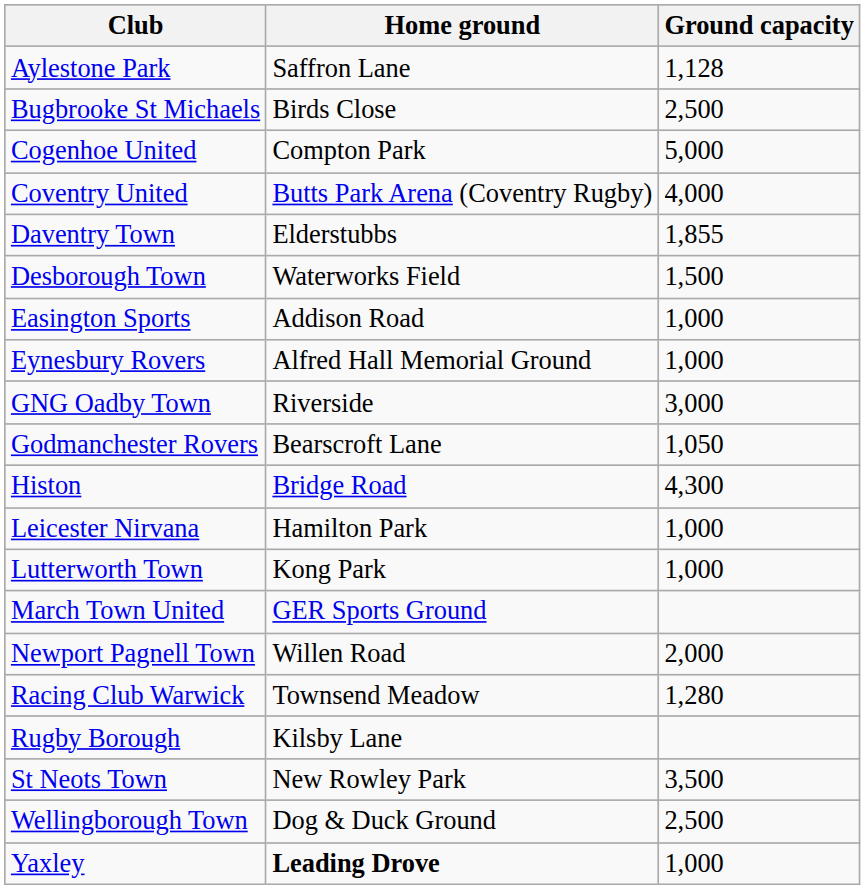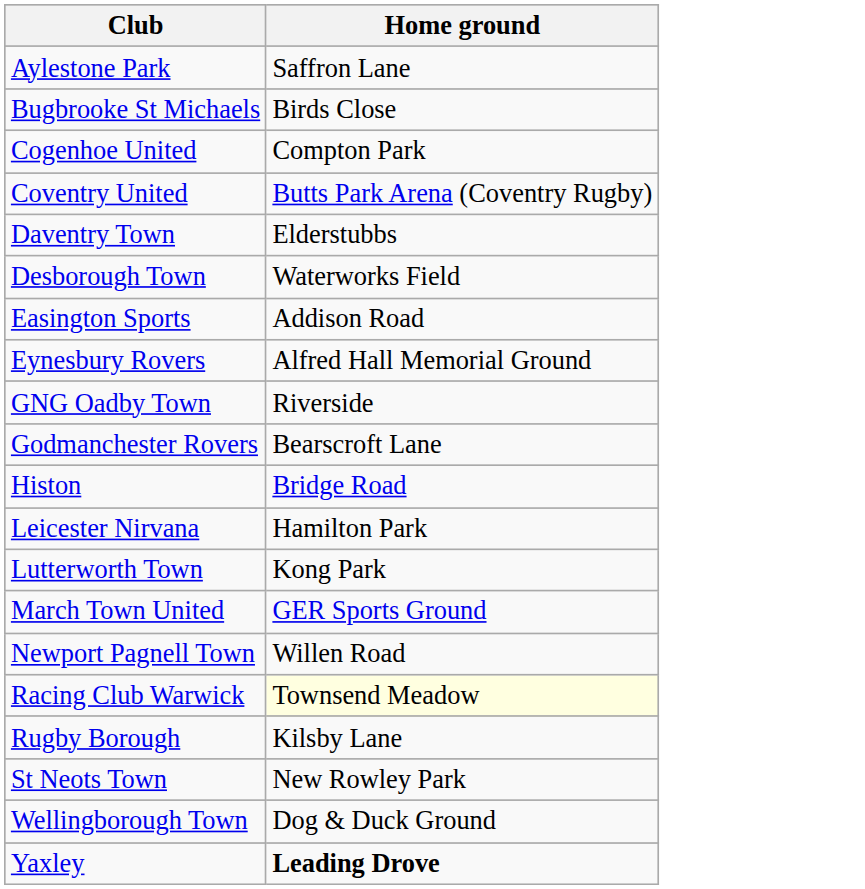- column: (759, 25)
(376, 695) no background -> (376, 695) lightyellow background
